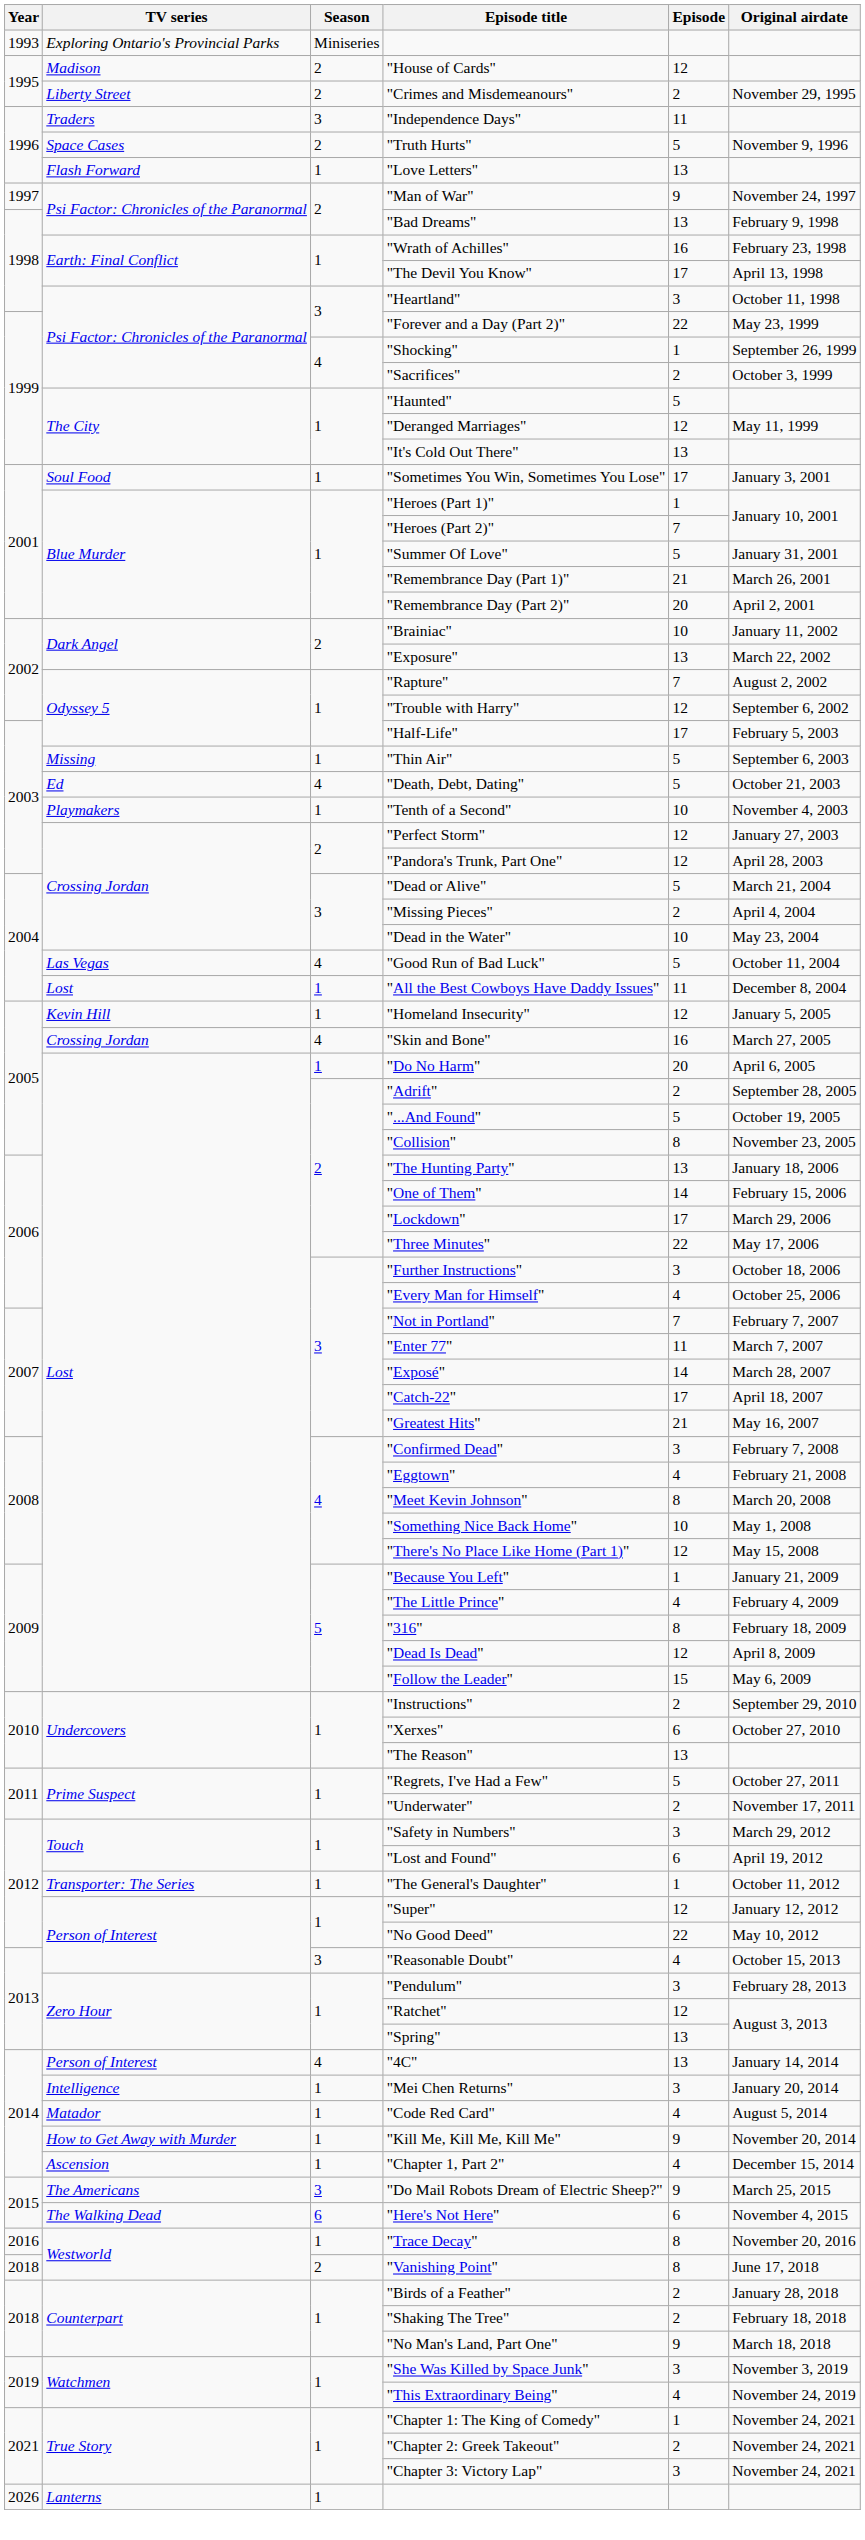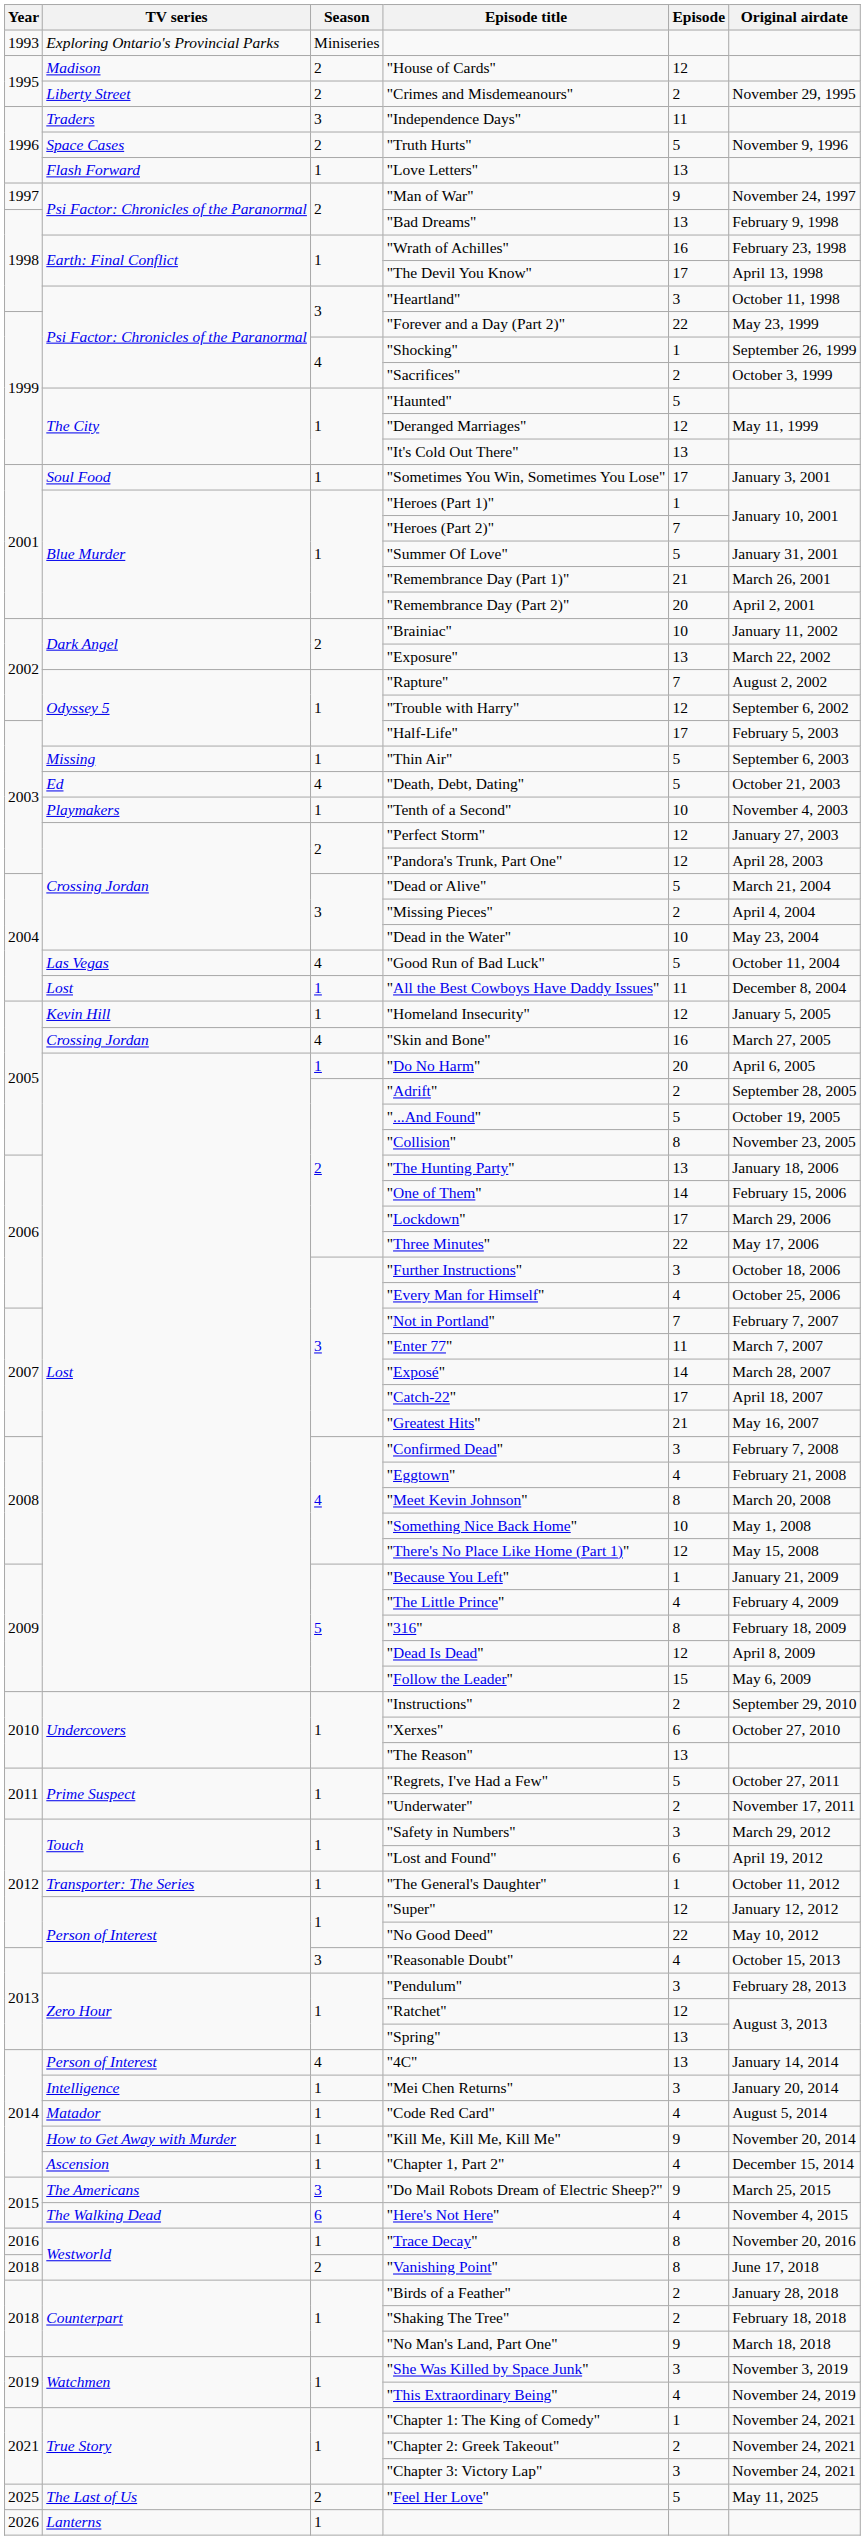(676, 2215) 6 -> (676, 2215) 4
+ row: (92, 2497)
